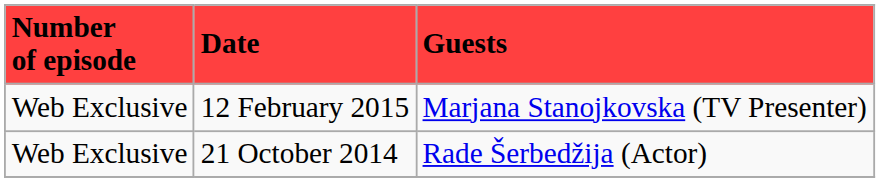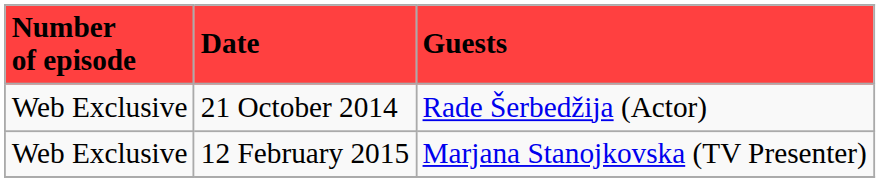rows swapped: (299, 153) <-> (305, 107)
